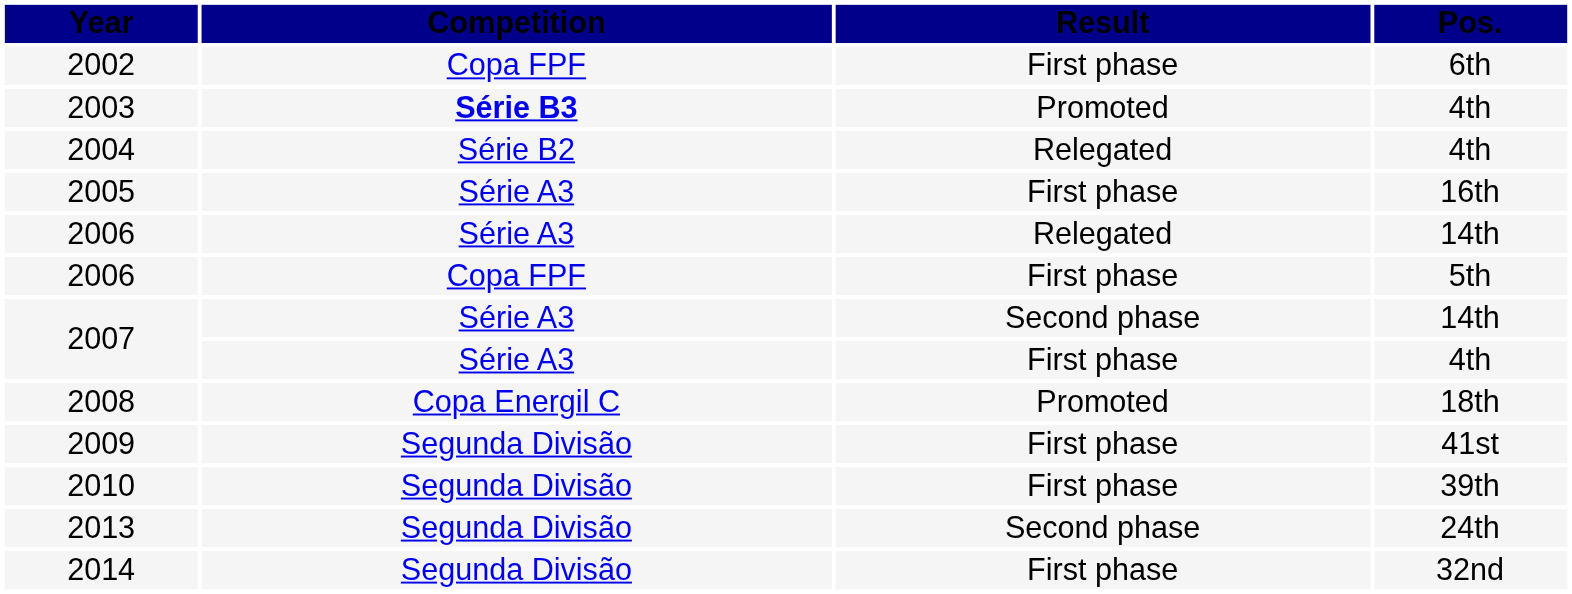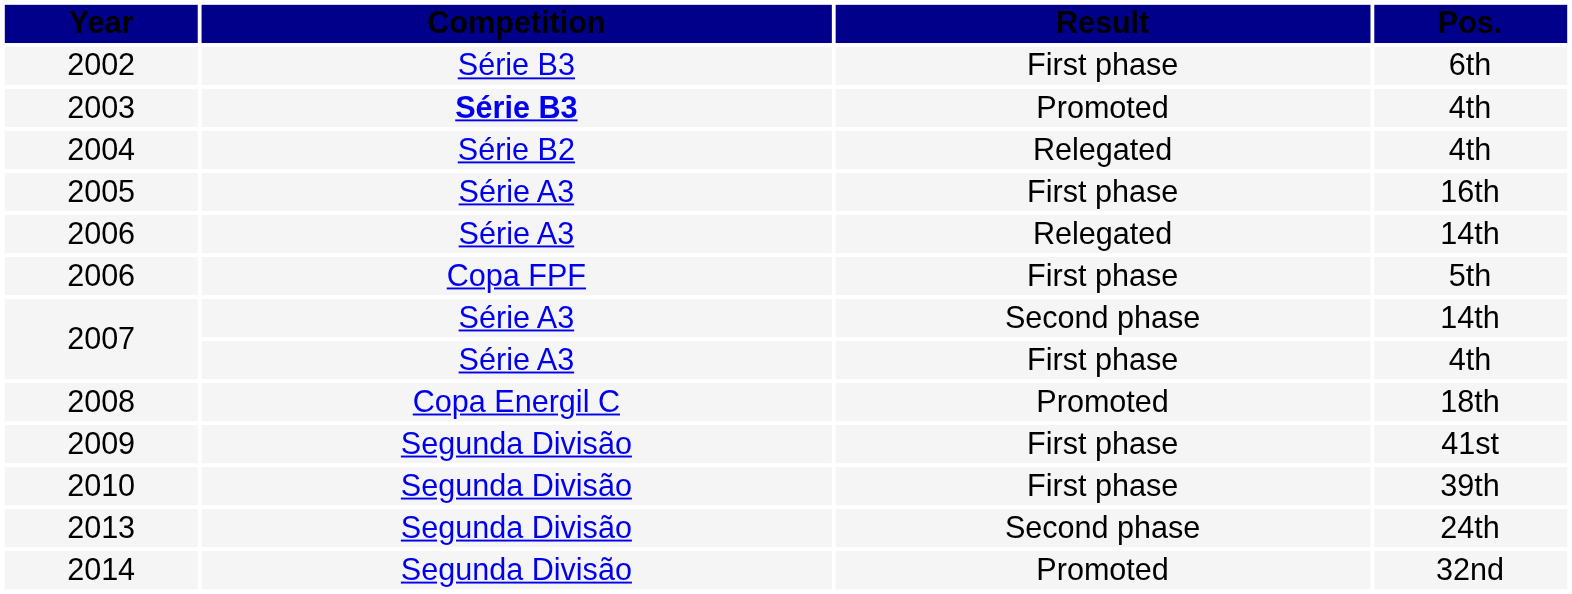(516, 65) Copa FPF -> (516, 65) Série B3
(1103, 569) First phase -> (1103, 569) Promoted
